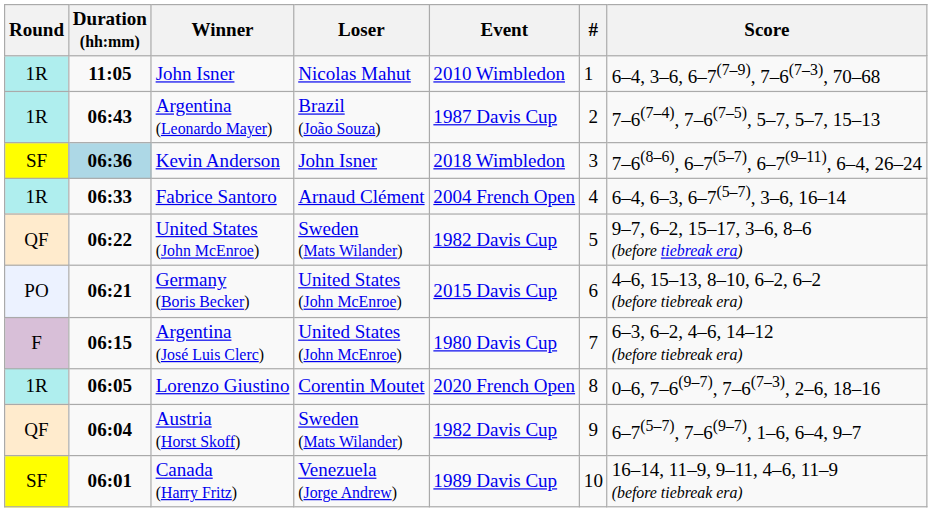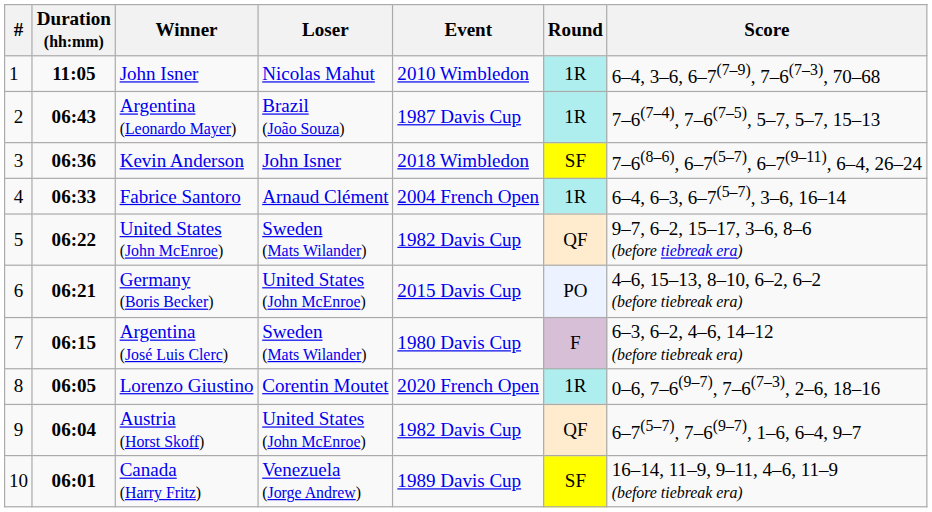columns swapped: (593, 30) <-> (37, 30)
(110, 160) lightblue background -> (74, 160) no background
(350, 342) United States (John McEnroe) -> (314, 342) Sweden (Mats Wilander)
(350, 429) Sweden (Mats Wilander) -> (314, 429) United States (John McEnroe)
